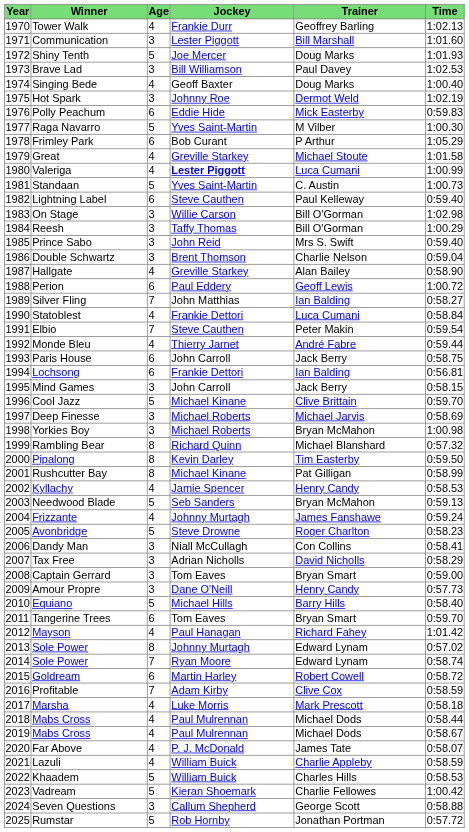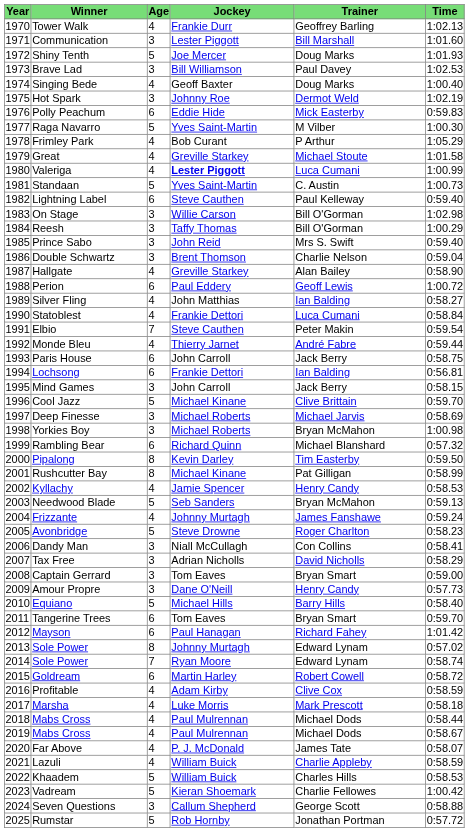(151, 142) 6 -> (151, 142) 4
(151, 300) 7 -> (151, 300) 4
(151, 445) 8 -> (151, 445) 6
(151, 633) 4 -> (151, 633) 6
(151, 690) 7 -> (151, 690) 4
